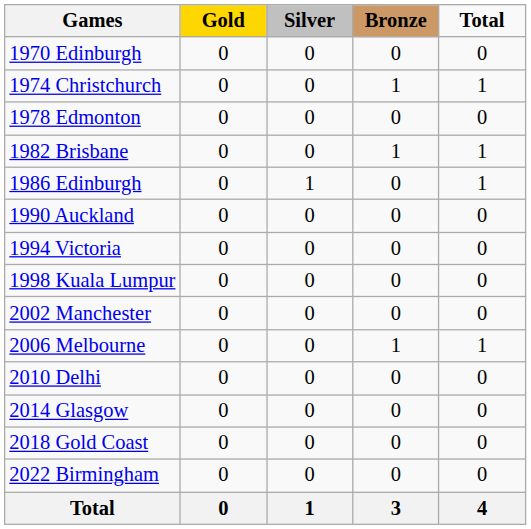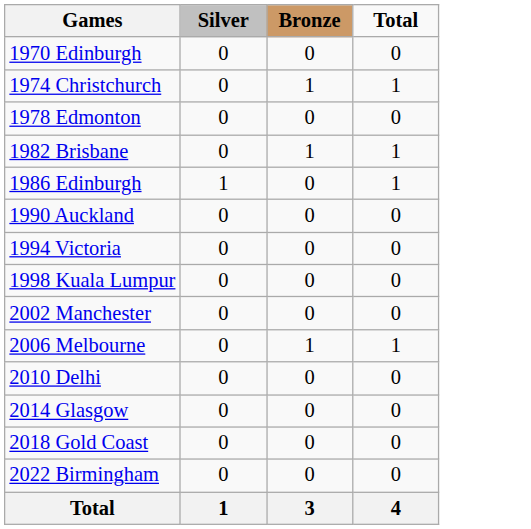- column: (223, 20)
